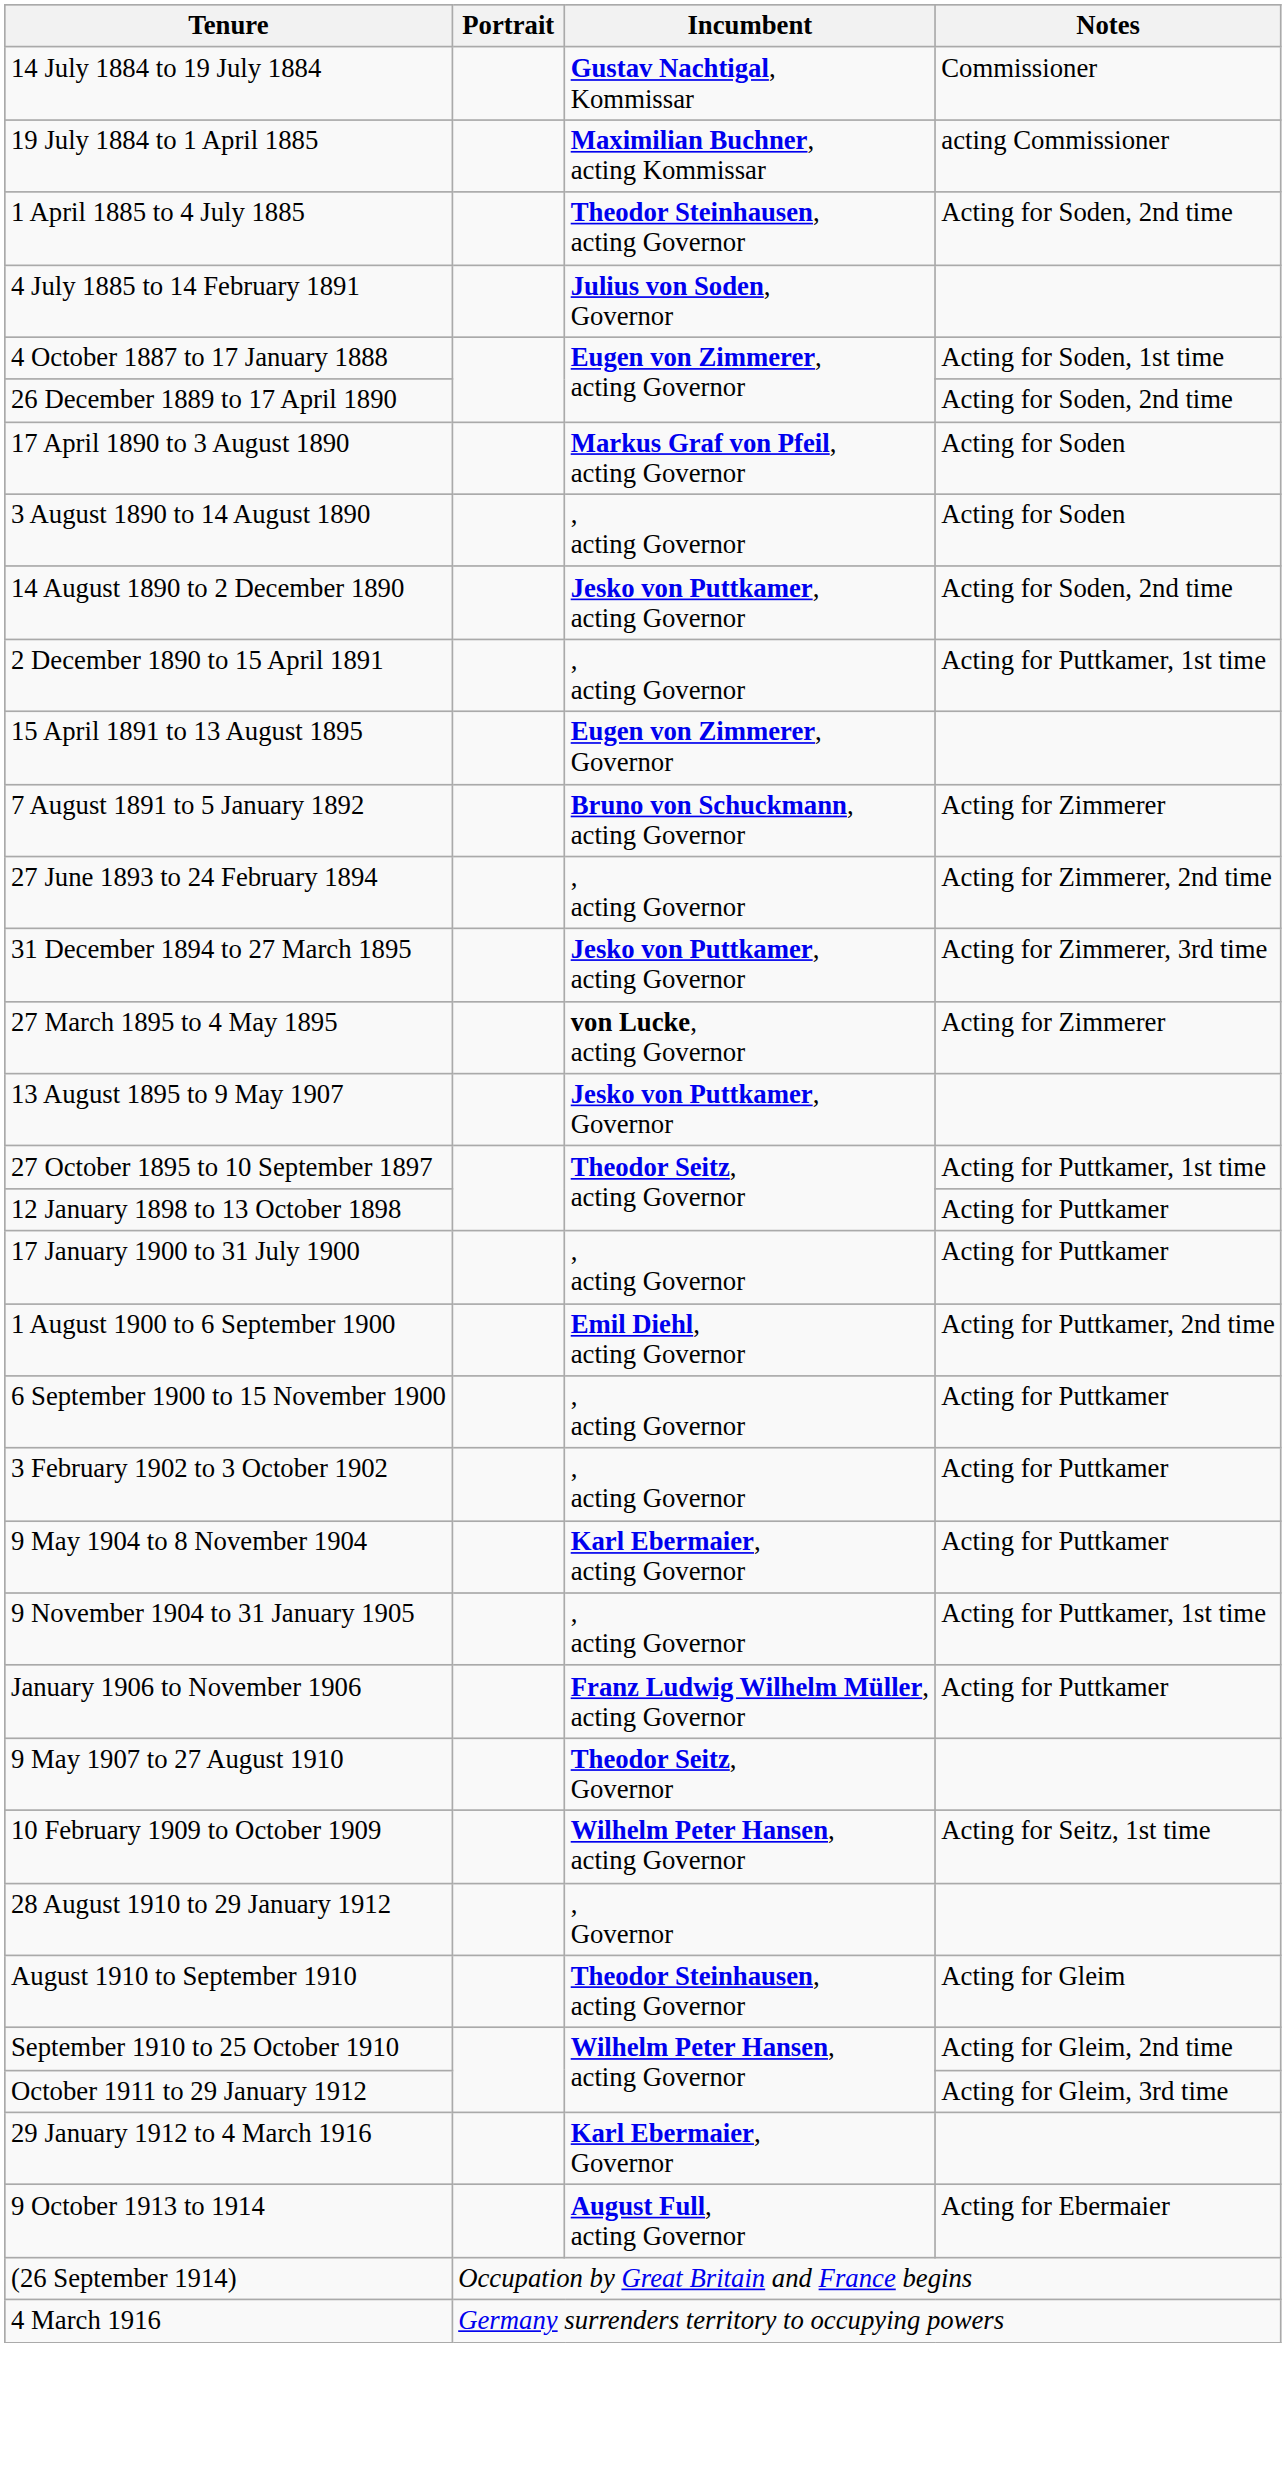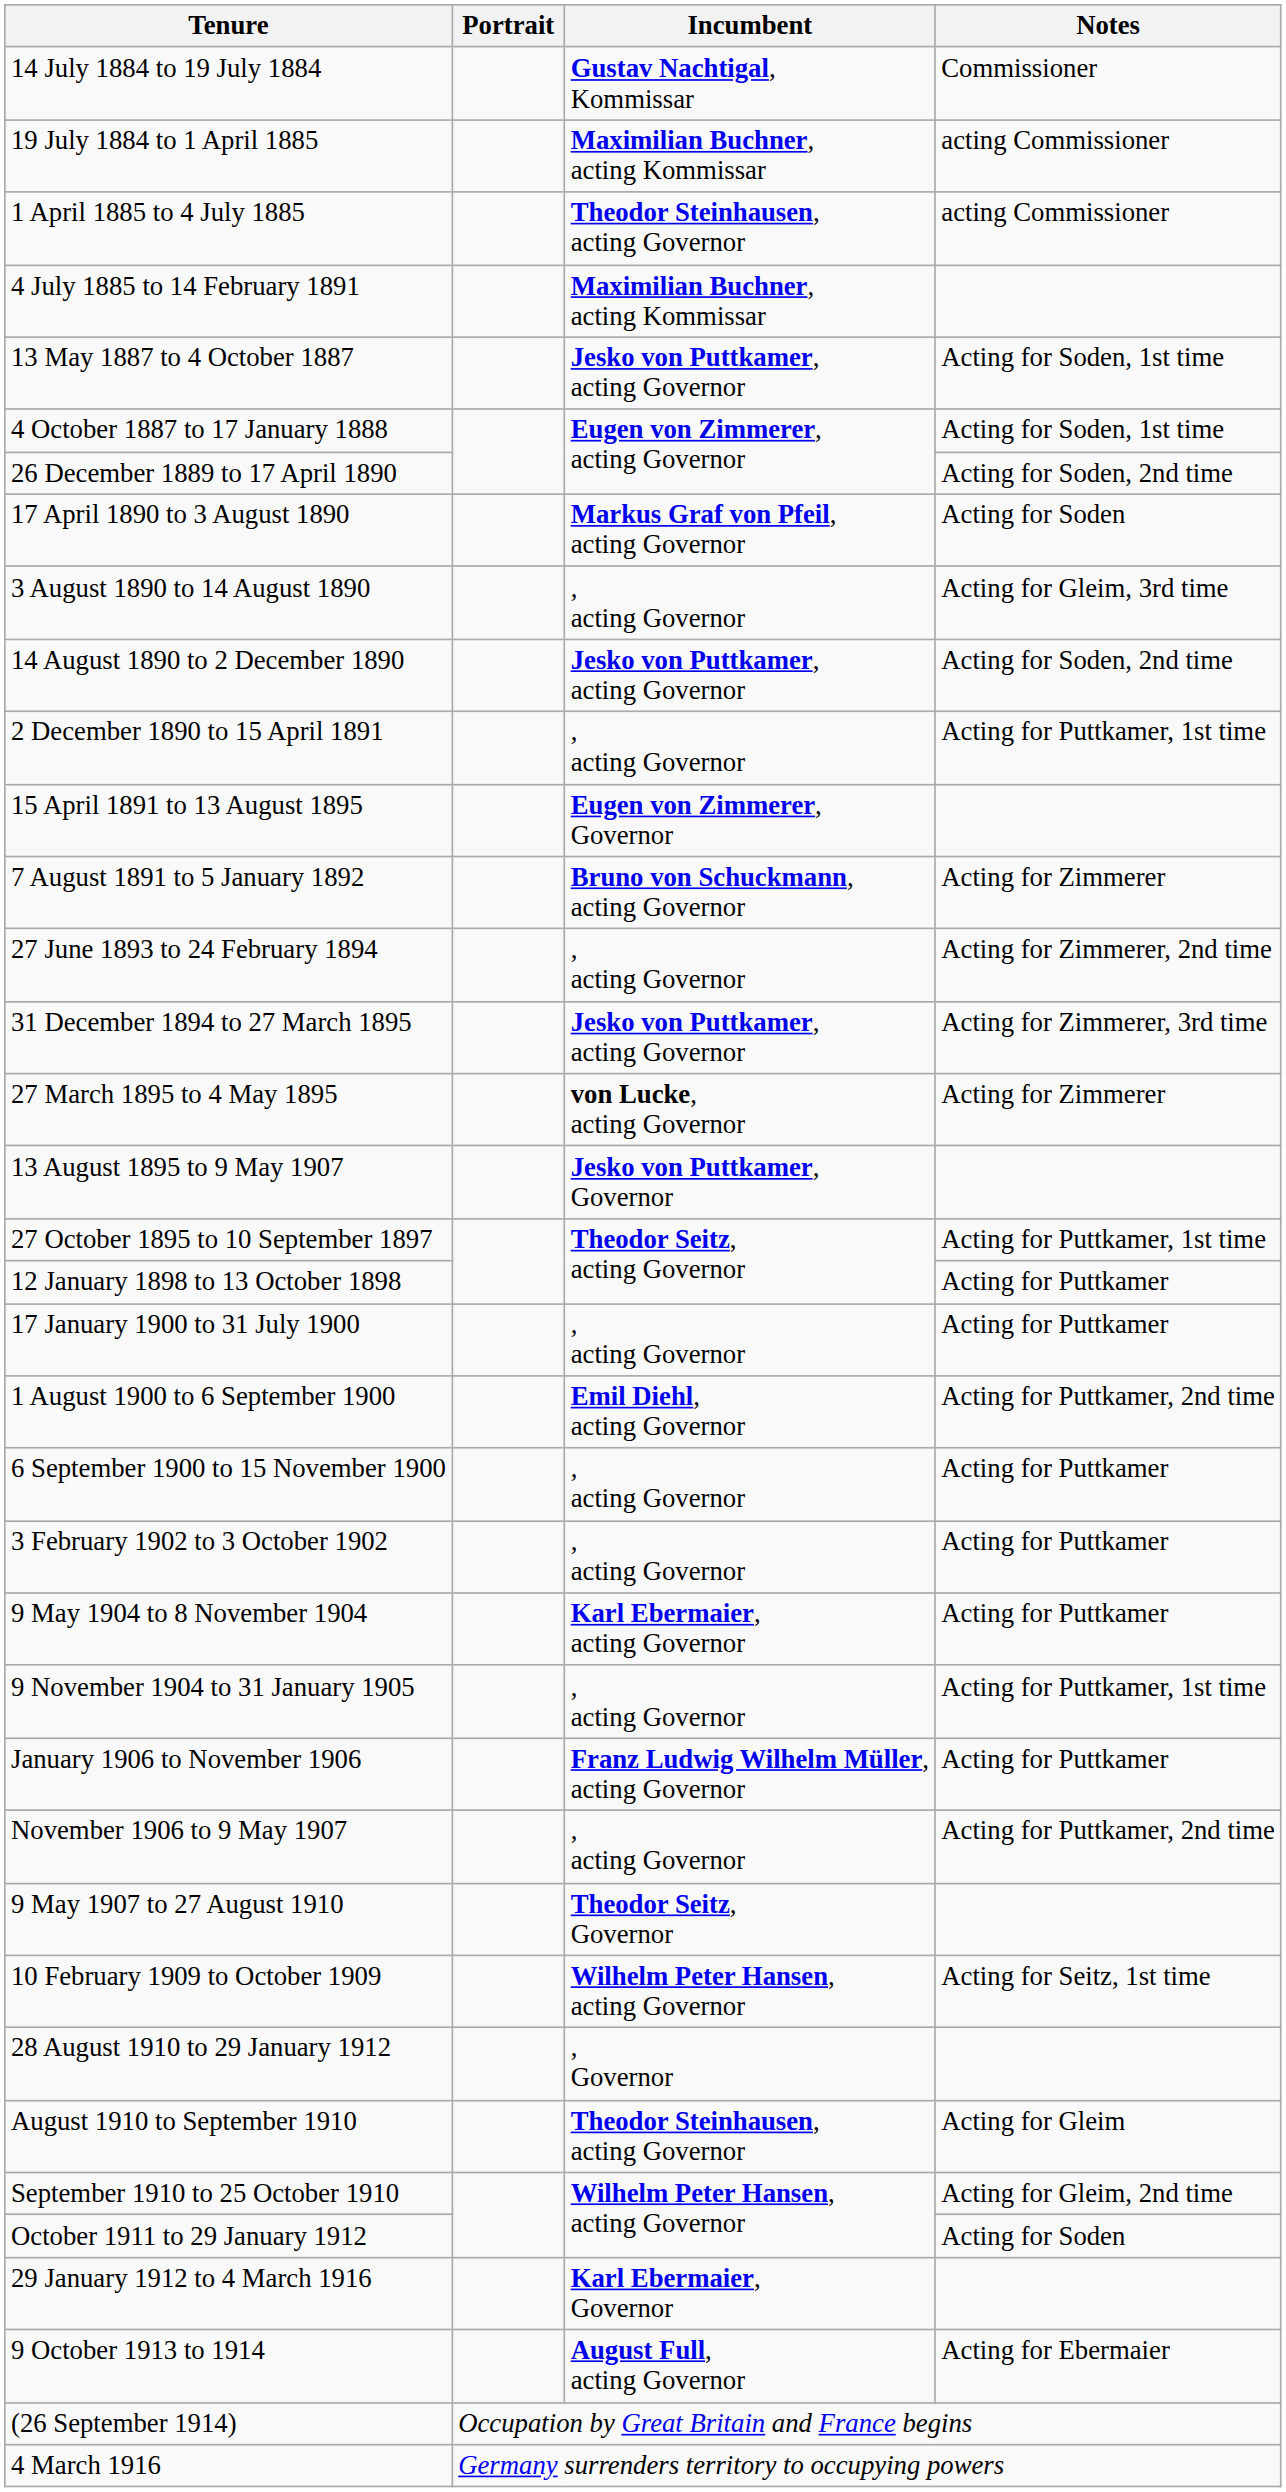(1087, 212) Acting for Soden, 2nd time -> (1055, 212) acting Commissioner
(671, 300) Julius von Soden, Governor -> (692, 300) Maximilian Buchner, acting Kommissar
+ row: (182, 357)
(1033, 514) Acting for Soden -> (1085, 587) Acting for Gleim, 3rd time
+ row: (179, 1831)
(1085, 2090) Acting for Gleim, 3rd time -> (1033, 2235) Acting for Soden
